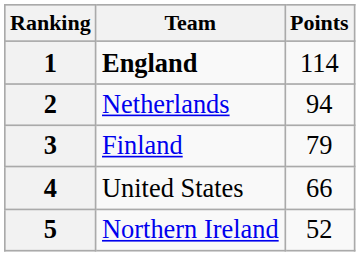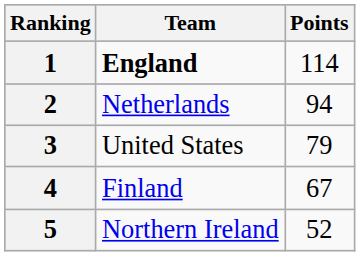(142, 145) Finland -> (173, 145) United States
(173, 187) United States -> (142, 187) Finland
(319, 187) 66 -> (319, 187) 67
